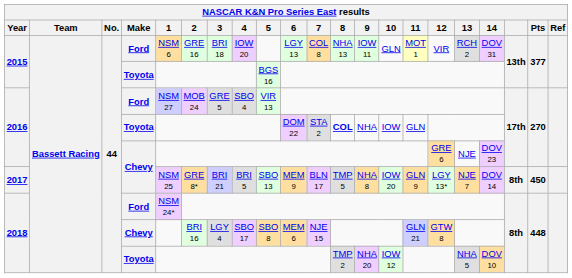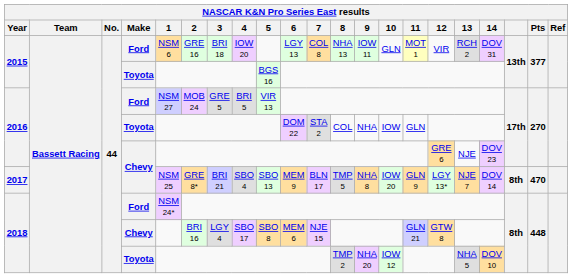(244, 101) SBO 4 -> (244, 101) BRI 5
(343, 127) bold -> (343, 127) normal
(244, 180) BRI 5 -> (244, 180) SBO 4
(538, 180) 450 -> (538, 180) 470
